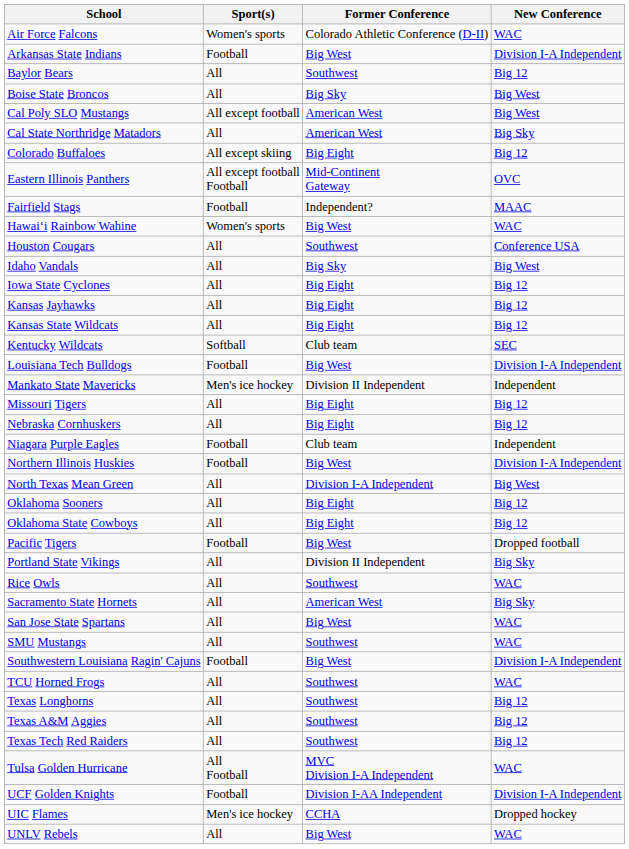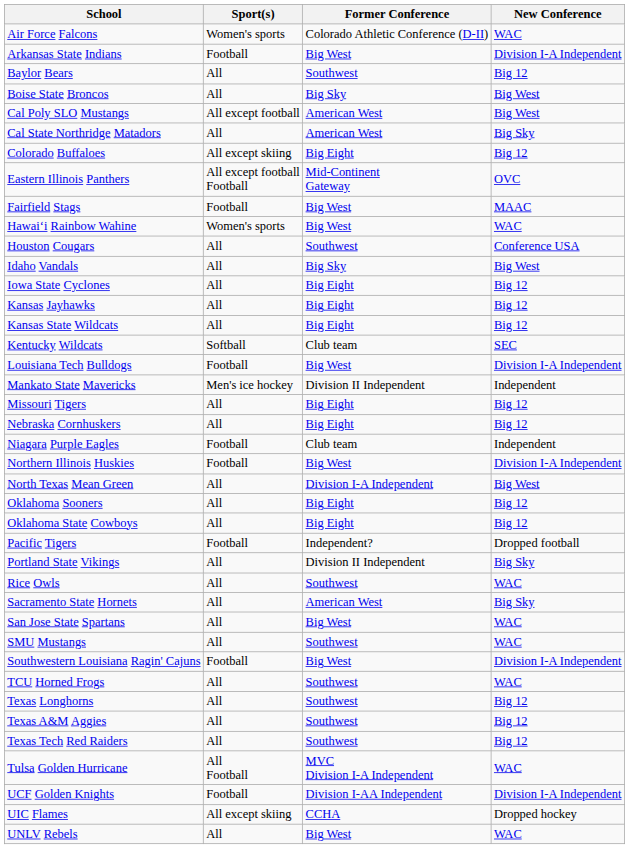(339, 206) Independent? -> (328, 206) Big West
(328, 543) Big West -> (339, 543) Independent?
(250, 814) Men's ice hockey -> (249, 814) All except skiing
